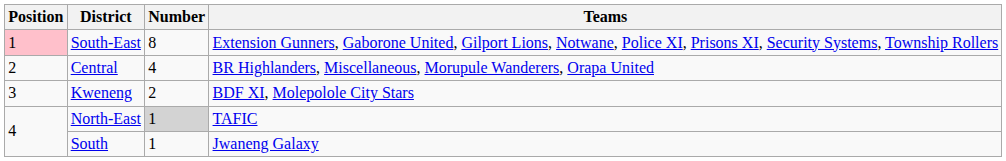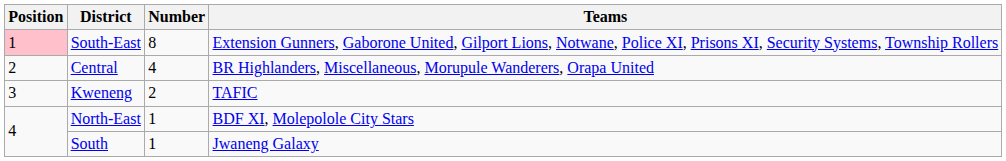(313, 93) BDF XI, Molepolole City Stars -> (235, 93) TAFIC
(152, 118) lightgrey background -> (152, 118) no background
(235, 118) TAFIC -> (313, 118) BDF XI, Molepolole City Stars
